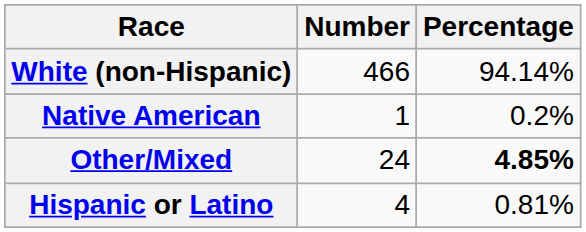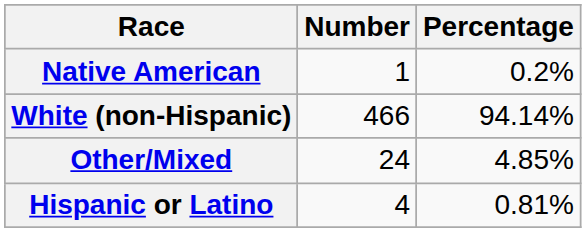rows swapped: (151, 71) <-> (151, 115)
(534, 159) bold -> (534, 159) normal
